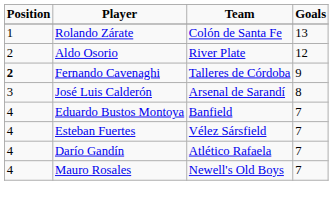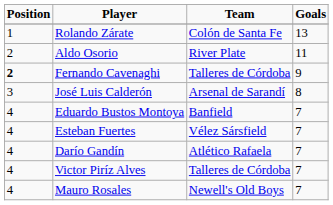(301, 53) 12 -> (301, 53) 11
+ row: (100, 170)
